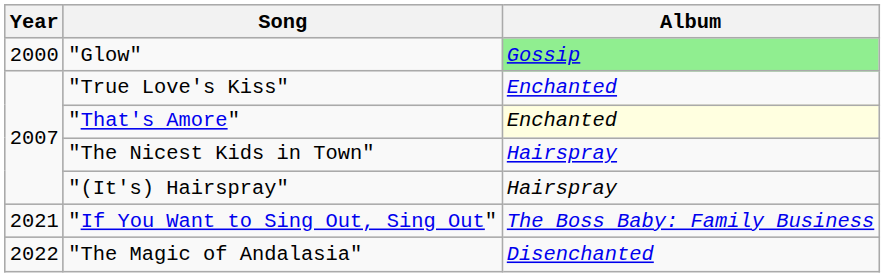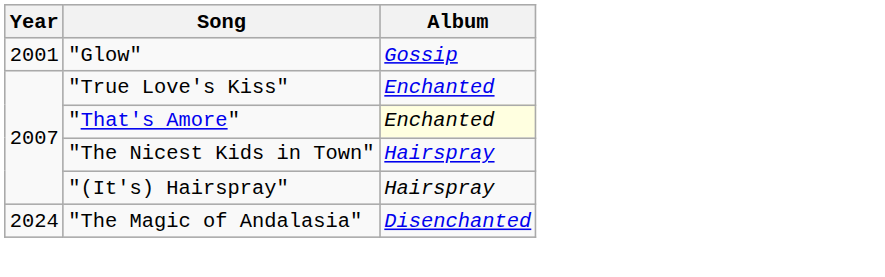(34, 55) 2000 -> (34, 55) 2001
(544, 55) lightgreen background -> (421, 55) no background
- row: (283, 221)
(34, 254) 2022 -> (34, 221) 2024
